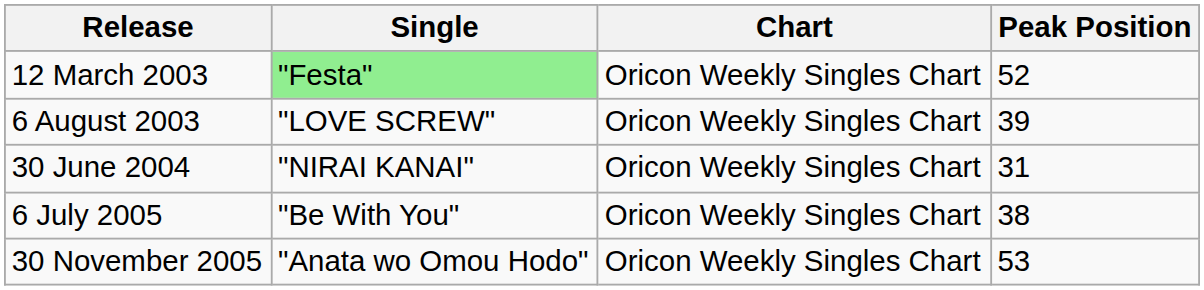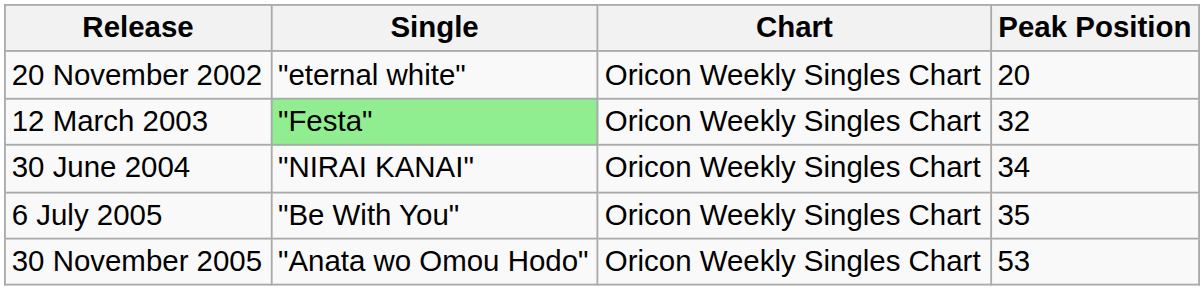+ row: (137, 74)
(1014, 74) 52 -> (1014, 121) 32
- row: (106, 121)
(1014, 167) 31 -> (1014, 167) 34
(1014, 214) 38 -> (1014, 214) 35
